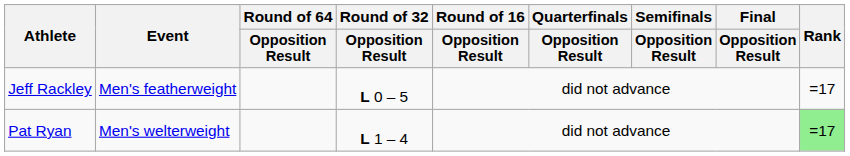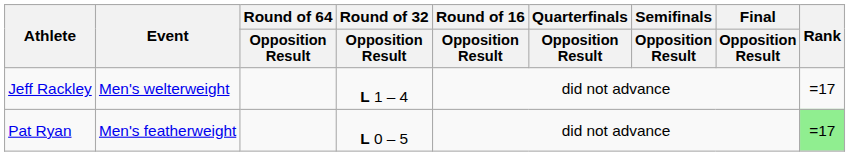(168, 89) Men's featherweight -> (164, 89) Men's welterweight
(384, 98) L 0 – 5 -> (384, 98) L 1 – 4
(164, 130) Men's welterweight -> (168, 130) Men's featherweight
(384, 139) L 1 – 4 -> (384, 139) L 0 – 5
